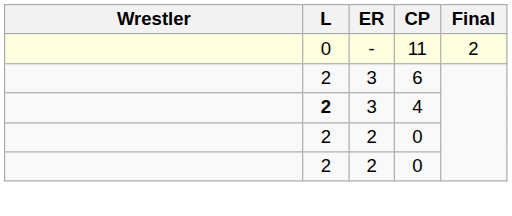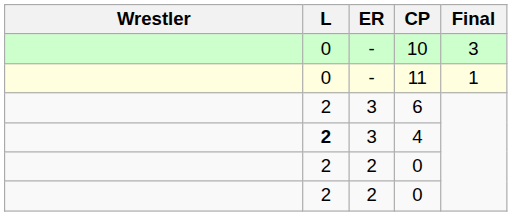+ row: (372, 48)
(473, 48) 2 -> (473, 78) 1
